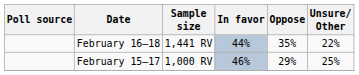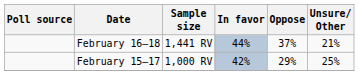(287, 44) 35% -> (287, 44) 37%
(331, 44) 22% -> (331, 44) 21%
(241, 61) 46% -> (241, 61) 42%
